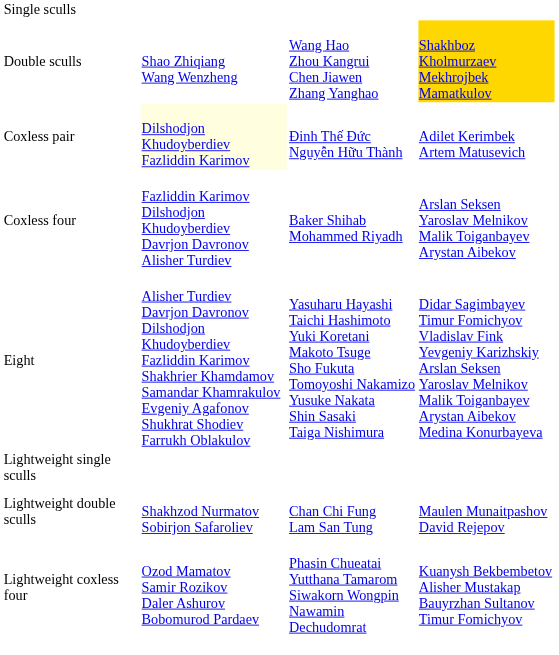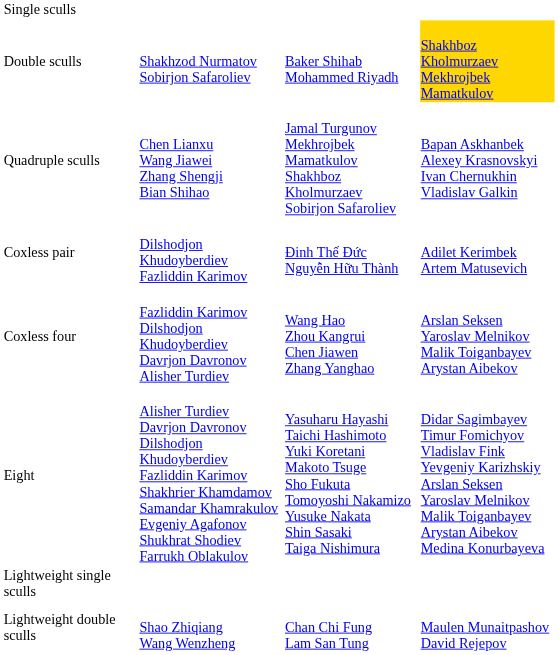(190, 69) Shao Zhiqiang Wang Wenzheng -> (198, 69) Shakhzod Nurmatov Sobirjon Safaroliev
(334, 69) Wang Hao Zhou Kangrui Chen Jiawen Zhang Yanghao -> (342, 69) Baker Shihab Mohammed Riyadh
+ row: (52, 161)
(196, 145) lightyellow background -> (193, 260) no background
(346, 228) Baker Shihab Mohammed Riyadh -> (330, 344) Wang Hao Zhou Kangrui Chen Jiawen Zhang Yanghao
(200, 519) Shakhzod Nurmatov Sobirjon Safaroliev -> (187, 635) Shao Zhiqiang Wang Wenzheng
- row: (61, 587)
